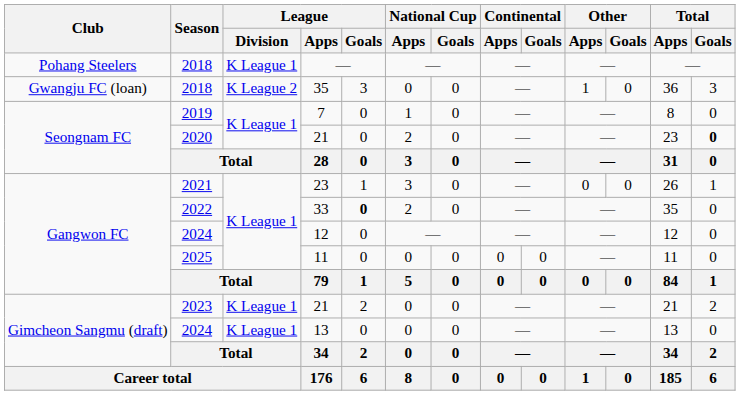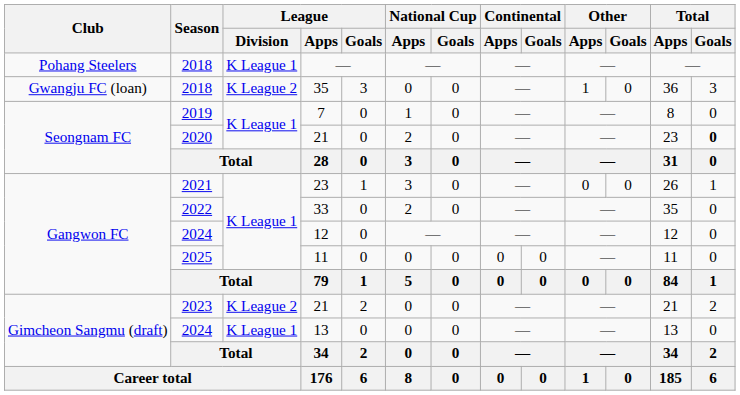(364, 209) bold -> (364, 209) normal
(262, 305) K League 1 -> (262, 305) K League 2
